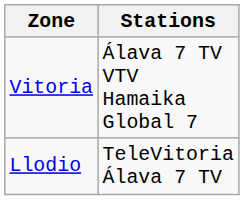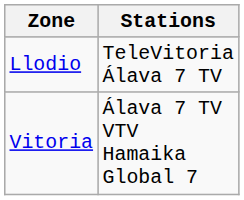rows swapped: (45, 166) <-> (51, 88)
